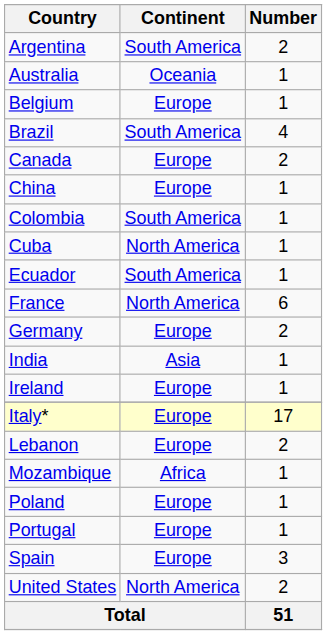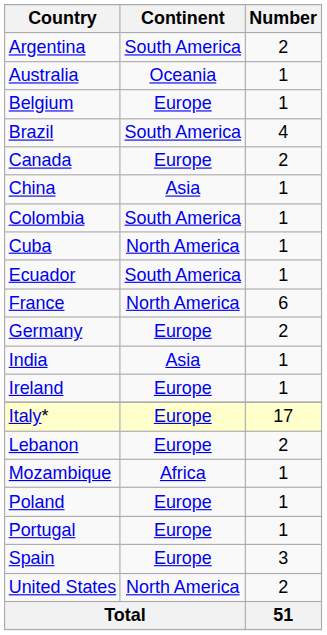(183, 189) Europe -> (183, 189) Asia
